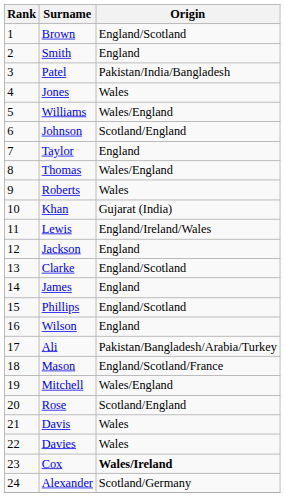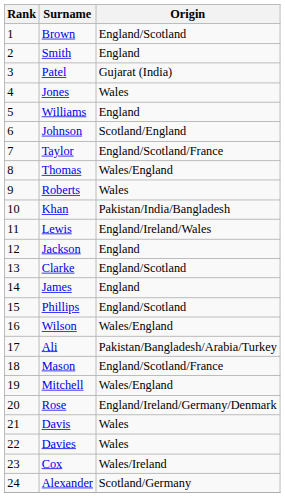(164, 72) Pakistan/India/Bangladesh -> (135, 72) Gujarat (India)
(136, 111) Wales/England -> (119, 111) England
(119, 151) England -> (161, 151) England/Scotland/France
(135, 209) Gujarat (India) -> (164, 209) Pakistan/India/Bangladesh
(119, 326) England -> (136, 326) Wales/England
(142, 405) Scotland/England -> (188, 405) England/Ireland/Germany/Denmark
(136, 463) bold -> (133, 463) normal
